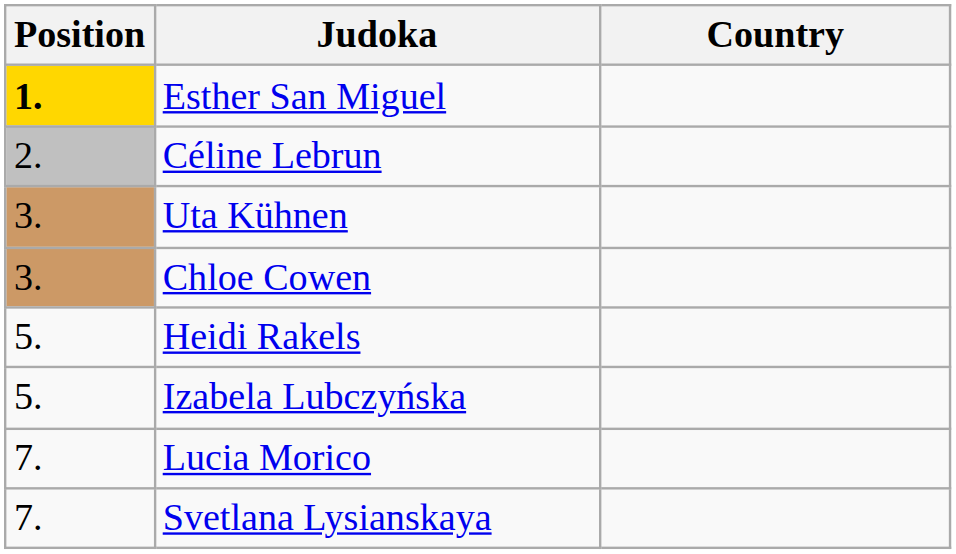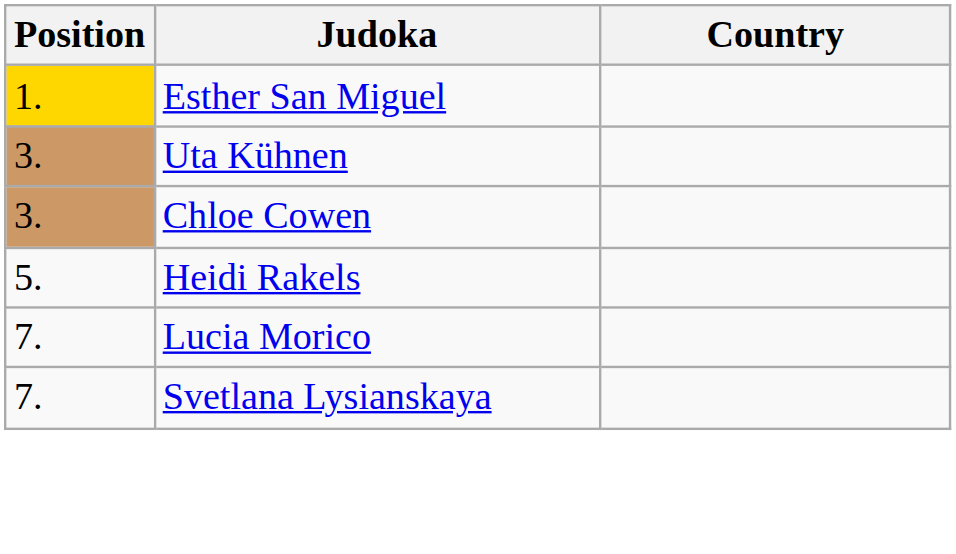(28, 95) bold -> (28, 95) normal
- row: (272, 155)
- row: (314, 397)
